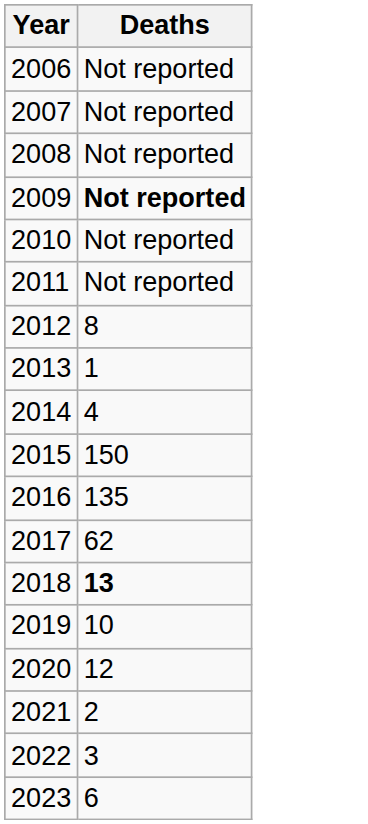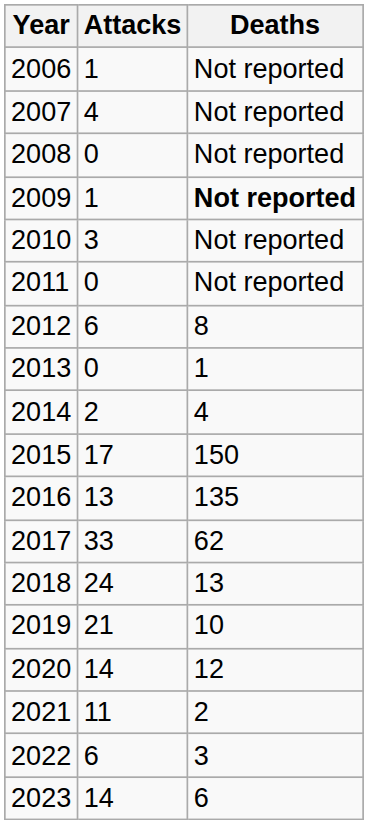+ column: (133, 25)
(99, 583) bold -> (209, 583) normal
